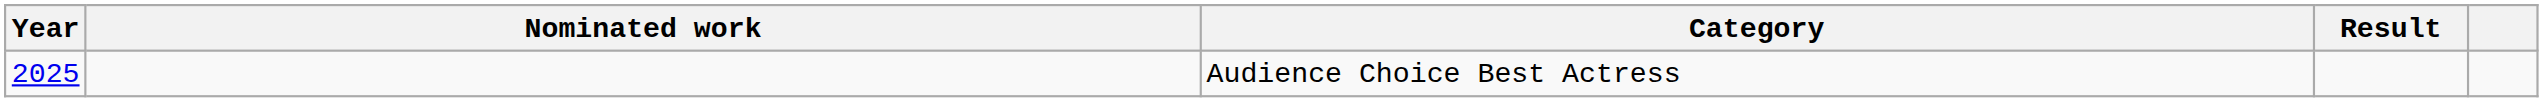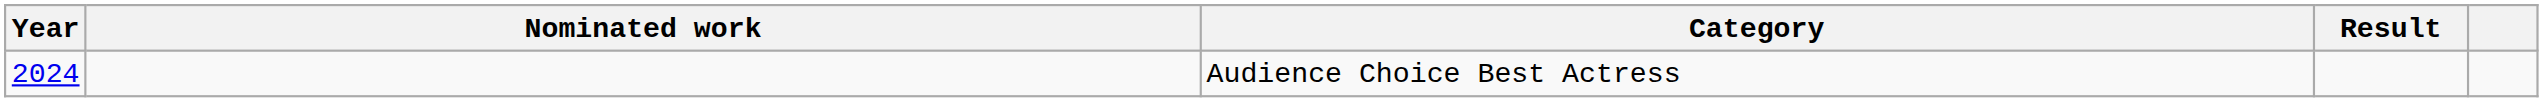(46, 74) 2025 -> (46, 74) 2024
